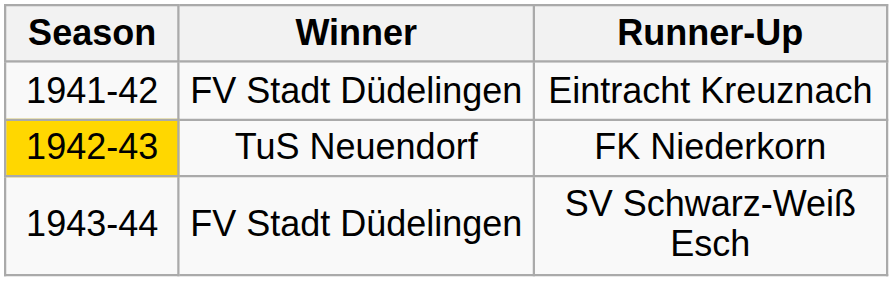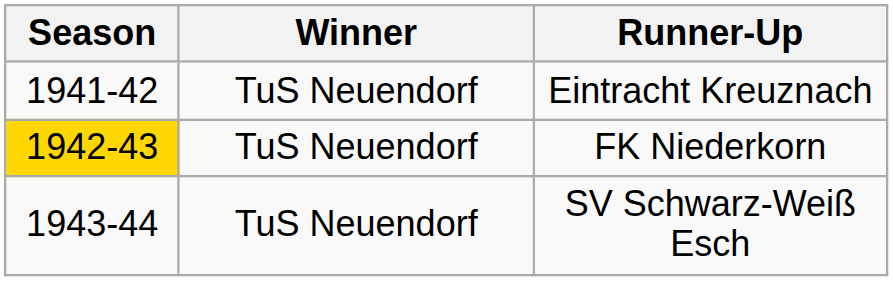(356, 90) FV Stadt Düdelingen -> (356, 90) TuS Neuendorf
(356, 224) FV Stadt Düdelingen -> (356, 224) TuS Neuendorf
